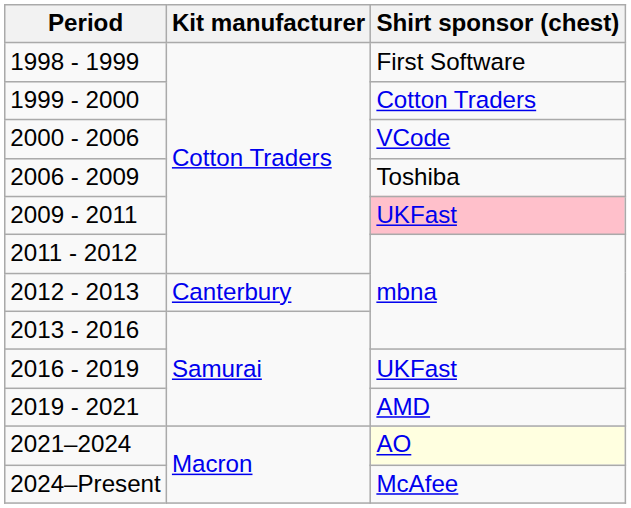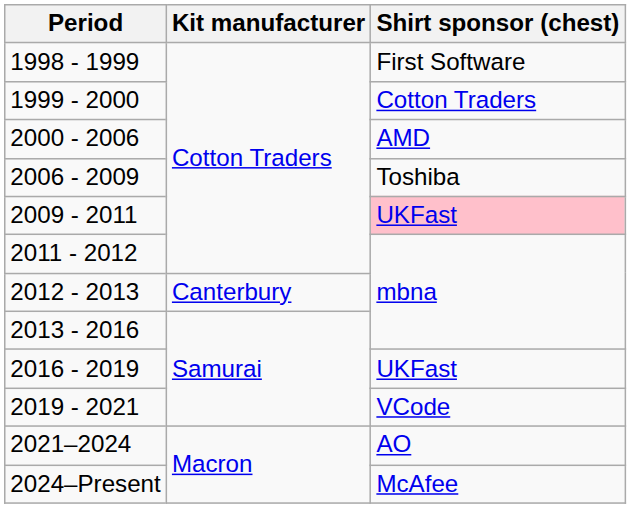(413, 138) VCode -> (403, 138) AMD
(403, 406) AMD -> (413, 406) VCode
(394, 445) lightyellow background -> (394, 445) no background
